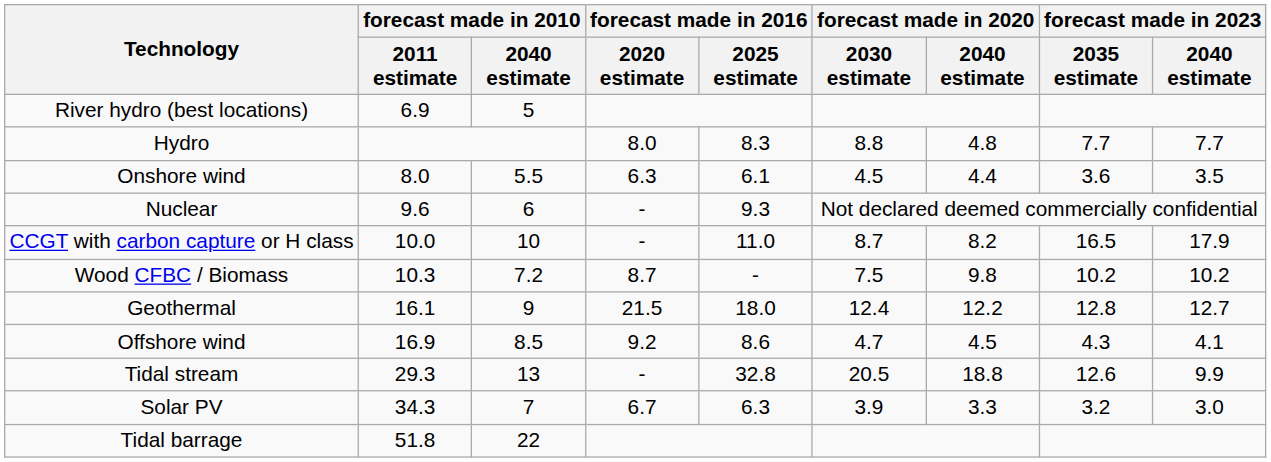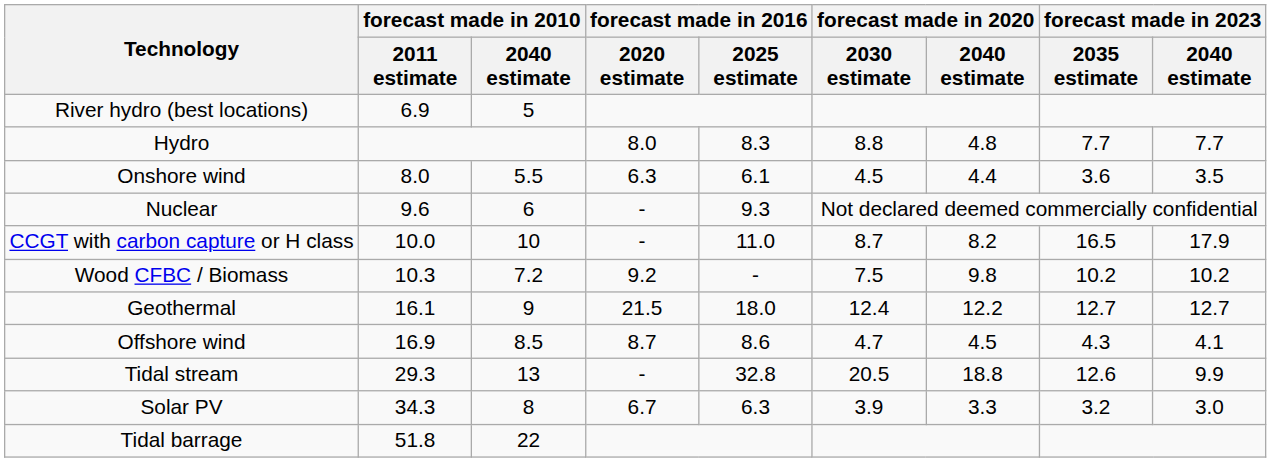(642, 275) 8.7 -> (642, 275) 9.2
(1096, 308) 12.8 -> (1096, 308) 12.7
(642, 341) 9.2 -> (642, 341) 8.7
(529, 407) 7 -> (529, 407) 8
